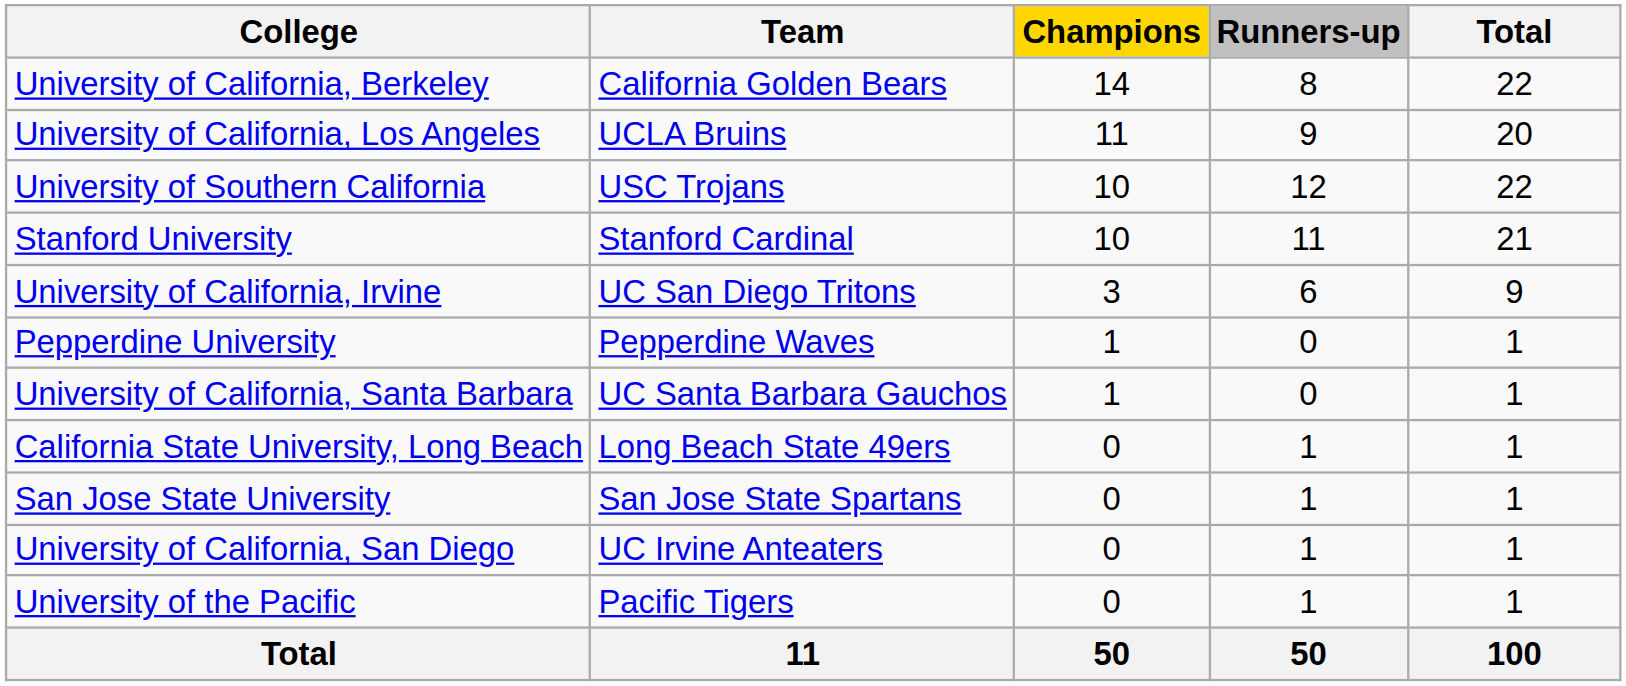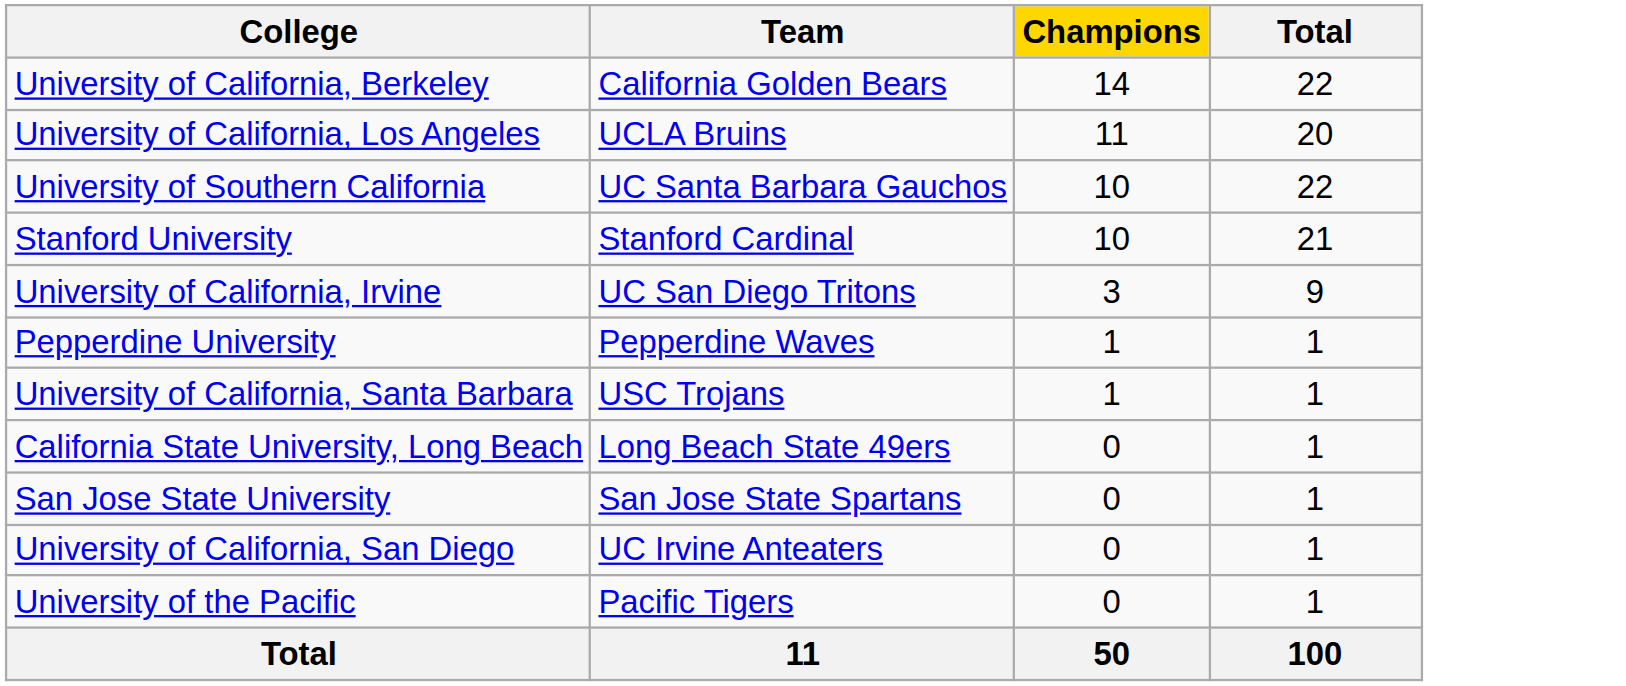- column: (1309, 31)
(691, 187) USC Trojans -> (803, 187) UC Santa Barbara Gauchos
(803, 395) UC Santa Barbara Gauchos -> (691, 395) USC Trojans
